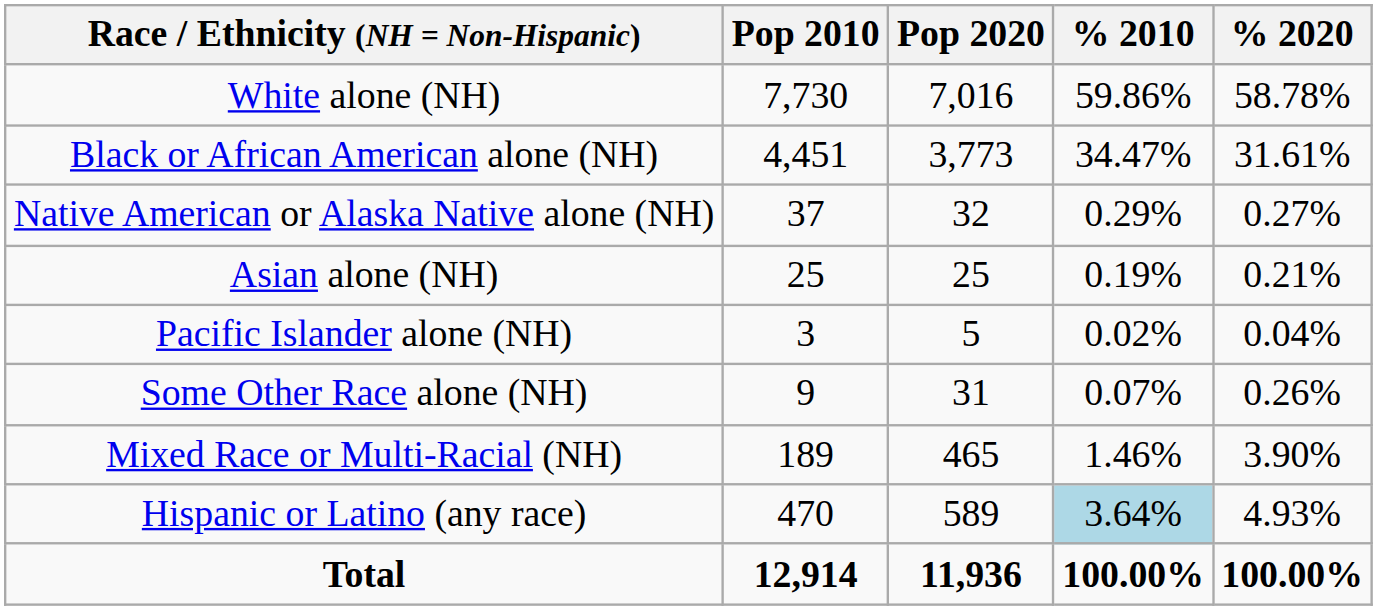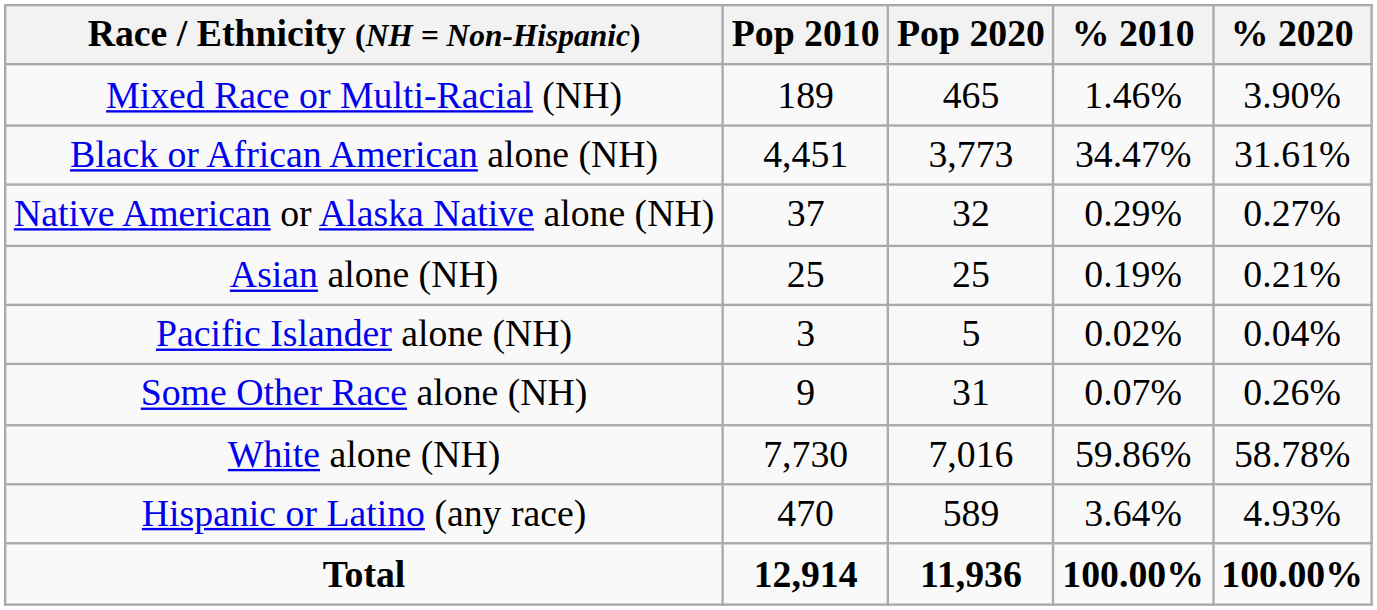rows swapped: (364, 94) <-> (364, 453)
(1133, 513) lightblue background -> (1133, 513) no background
